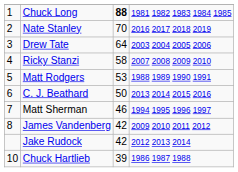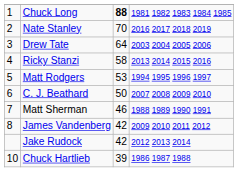(171, 61) 2007 2008 2009 2010 -> (171, 61) 2013 2014 2015 2016
(171, 77) 1988 1989 1990 1991 -> (171, 77) 1994 1995 1996 1997
(171, 94) 2013 2014 2015 2016 -> (171, 94) 2007 2008 2009 2010
(171, 110) 1994 1995 1996 1997 -> (171, 110) 1988 1989 1990 1991
